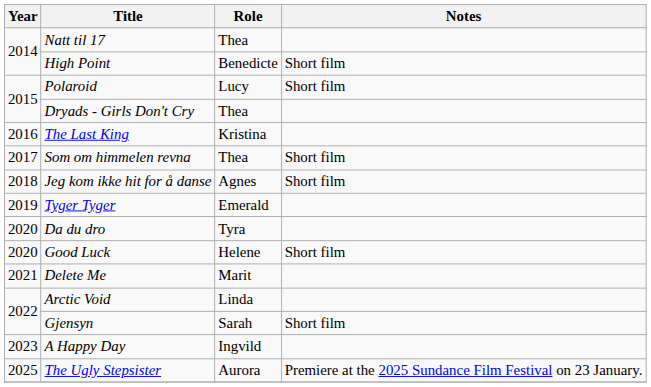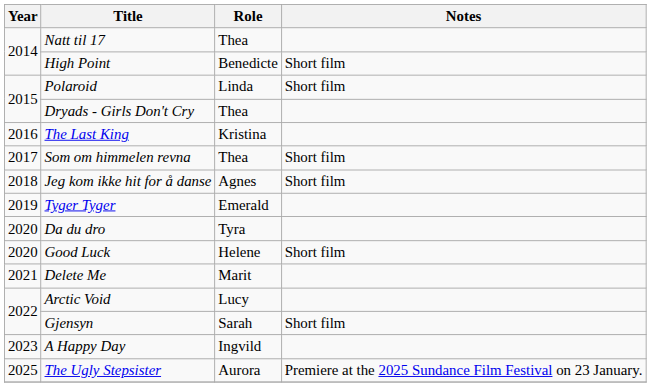(234, 87) Lucy -> (236, 87) Linda
(236, 299) Linda -> (234, 299) Lucy
